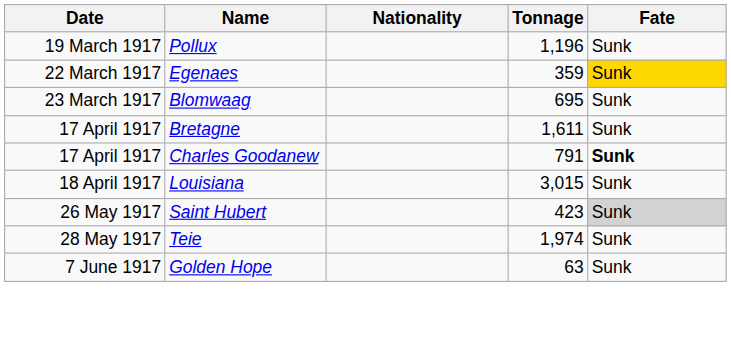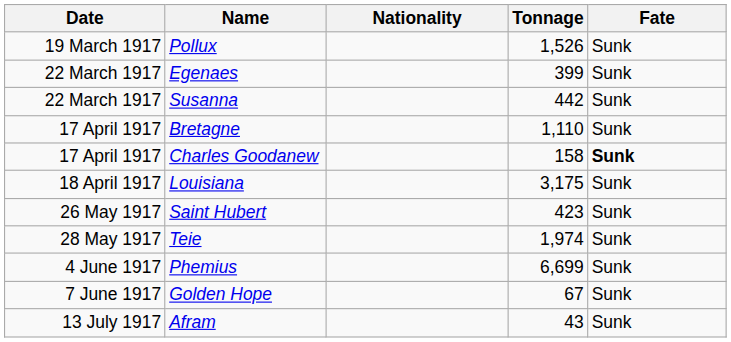(562, 45) 1,196 -> (562, 45) 1,526
(569, 73) 359 -> (569, 73) 399
(612, 73) gold background -> (612, 73) no background
+ row: (204, 101)
- row: (210, 101)
(562, 128) 1,611 -> (562, 128) 1,110
(569, 156) 791 -> (569, 156) 158
(562, 184) 3,015 -> (562, 184) 3,175
(612, 211) lightgrey background -> (612, 211) no background
+ row: (203, 267)
(574, 267) 63 -> (574, 294) 67
+ row: (192, 322)
